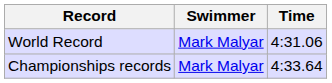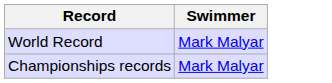- column: (297, 16)
